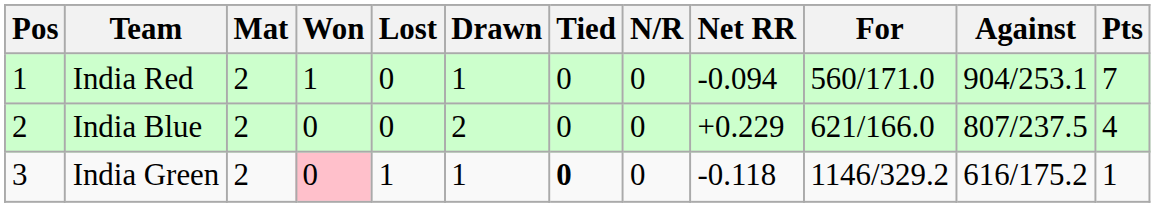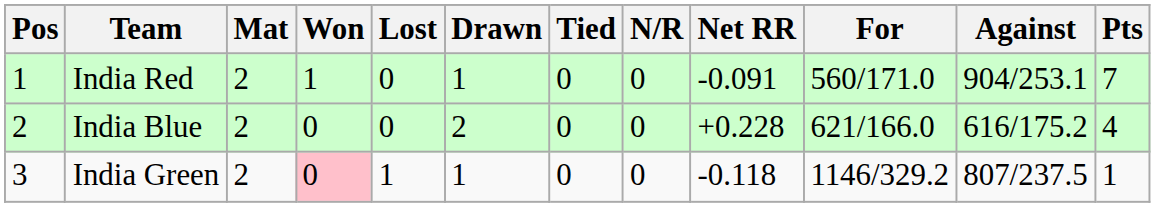(737, 77) -0.094 -> (737, 77) -0.091
(741, 126) +0.229 -> (741, 126) +0.228
(1025, 126) 807/237.5 -> (1025, 126) 616/175.2
(564, 175) bold -> (564, 175) normal
(1025, 175) 616/175.2 -> (1025, 175) 807/237.5
